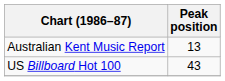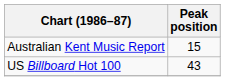(194, 47) 13 -> (194, 47) 15
